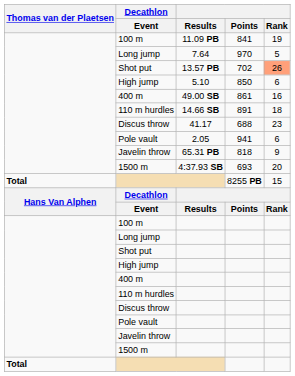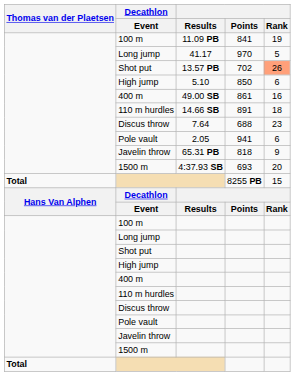(201, 54) 7.64 -> (201, 54) 41.17
(201, 125) 41.17 -> (201, 125) 7.64
